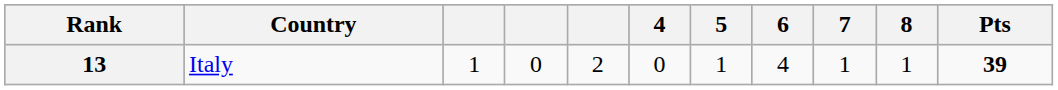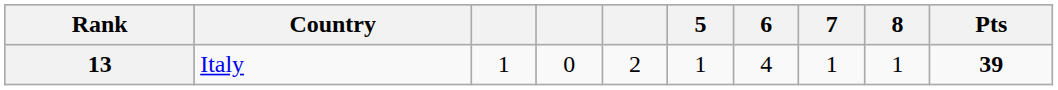- column: (660, 24)
